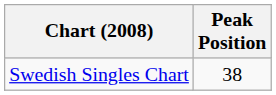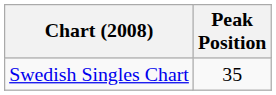(232, 74) 38 -> (232, 74) 35
